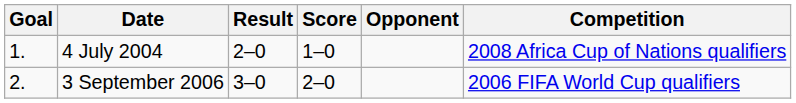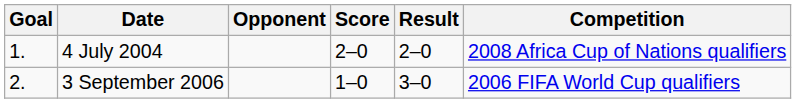columns swapped: (412, 20) <-> (263, 20)
(319, 51) 1–0 -> (351, 51) 2–0
(319, 82) 2–0 -> (351, 82) 1–0
